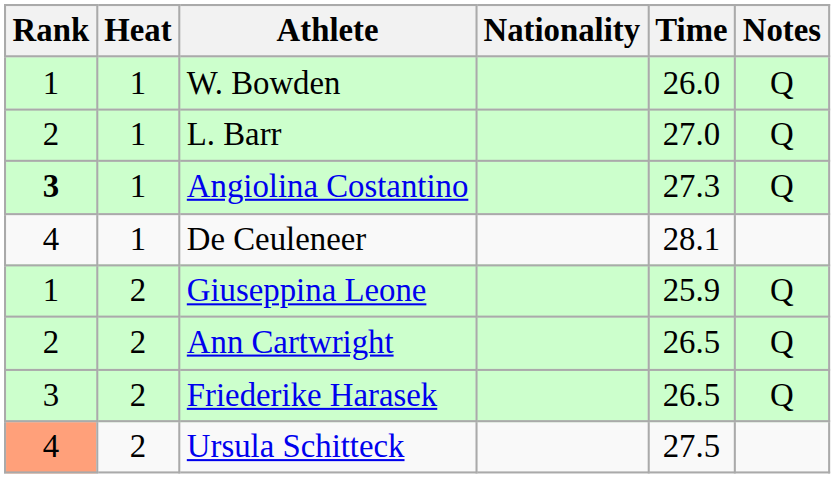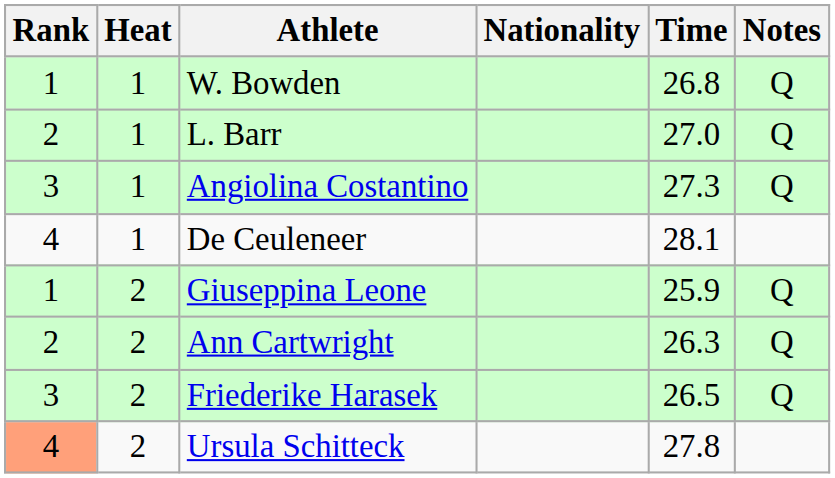(691, 82) 26.0 -> (691, 82) 26.8
(51, 186) bold -> (51, 186) normal
(691, 342) 26.5 -> (691, 342) 26.3
(691, 446) 27.5 -> (691, 446) 27.8
